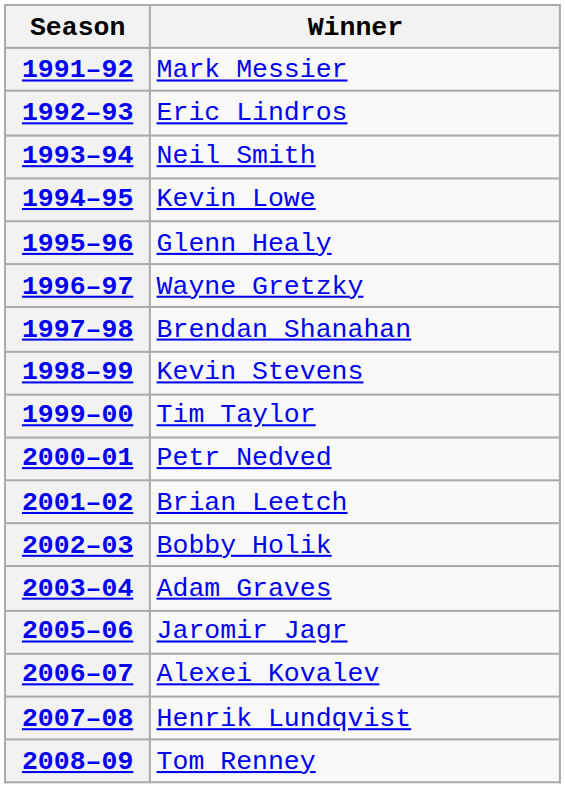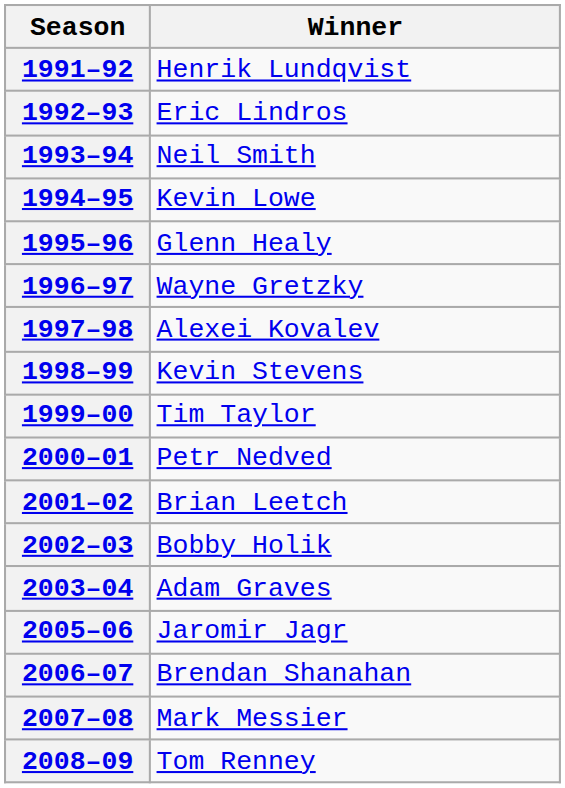(252, 70) Mark Messier -> (284, 70) Henrik Lundqvist
(284, 329) Brendan Shanahan -> (268, 329) Alexei Kovalev
(268, 675) Alexei Kovalev -> (284, 675) Brendan Shanahan
(284, 718) Henrik Lundqvist -> (252, 718) Mark Messier
